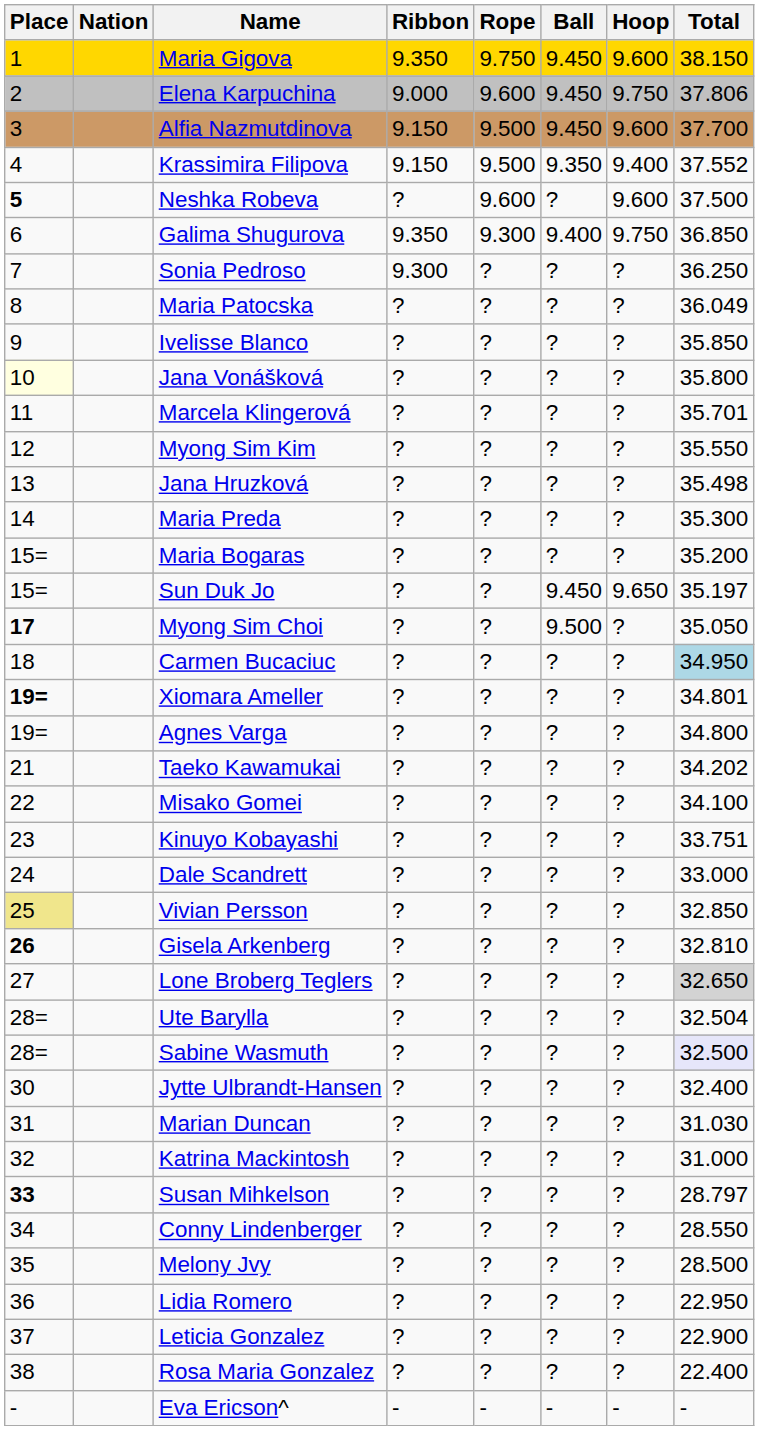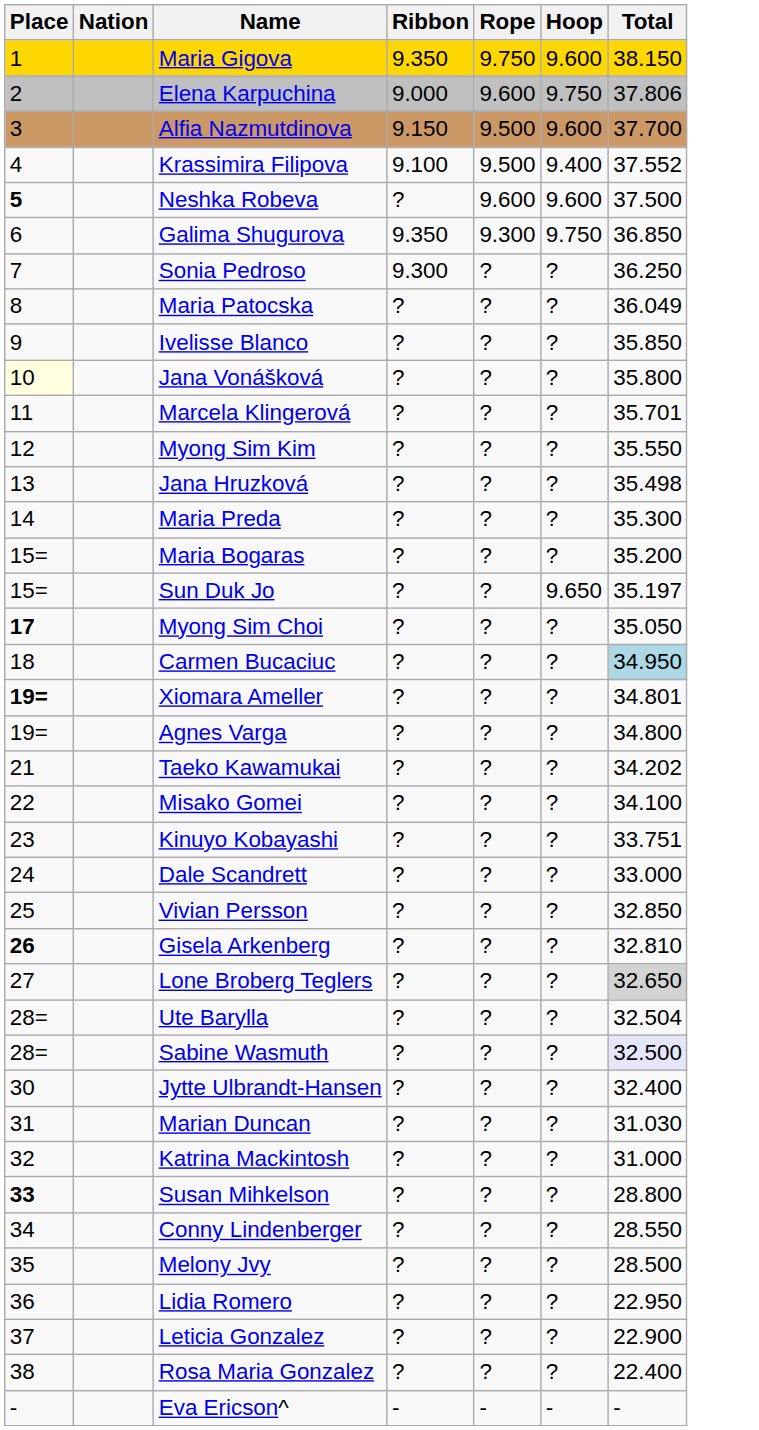- column: (574, 22)
(420, 164) 9.150 -> (420, 164) 9.100
(22, 910) khaki background -> (22, 910) no background
(714, 1194) 28.797 -> (648, 1194) 28.800
